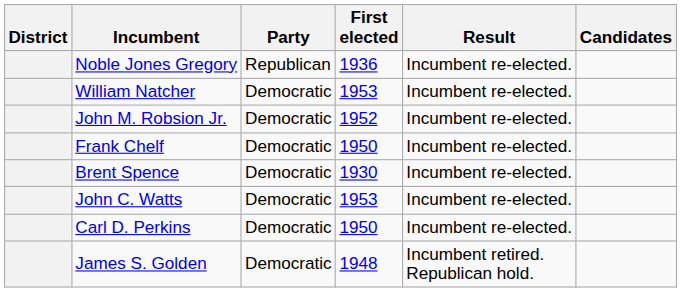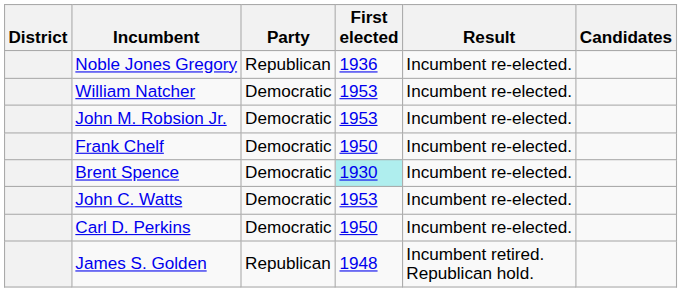(359, 118) 1952 -> (359, 118) 1953
(359, 173) no background -> (359, 173) paleturquoise background
(288, 264) Democratic -> (288, 264) Republican
